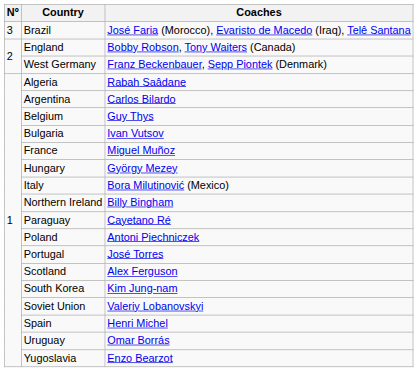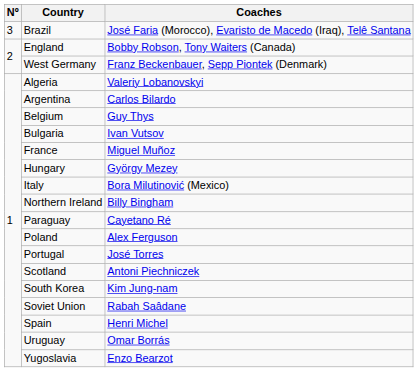(147, 82) Rabah Saâdane -> (155, 82) Valeriy Lobanovskyi
(153, 237) Antoni Piechniczek -> (142, 237) Alex Ferguson
(142, 271) Alex Ferguson -> (153, 271) Antoni Piechniczek
(155, 306) Valeriy Lobanovskyi -> (147, 306) Rabah Saâdane
